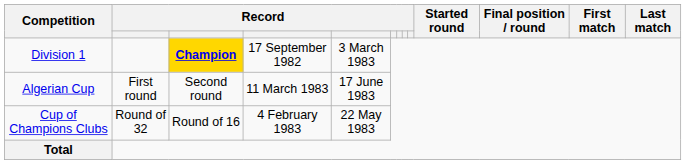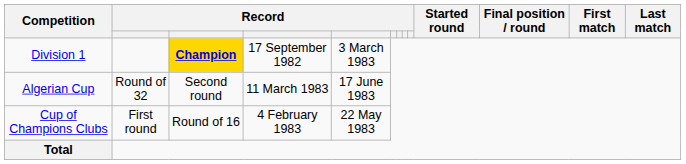(141, 89) First round -> (141, 89) Round of 32
(141, 122) Round of 32 -> (141, 122) First round
